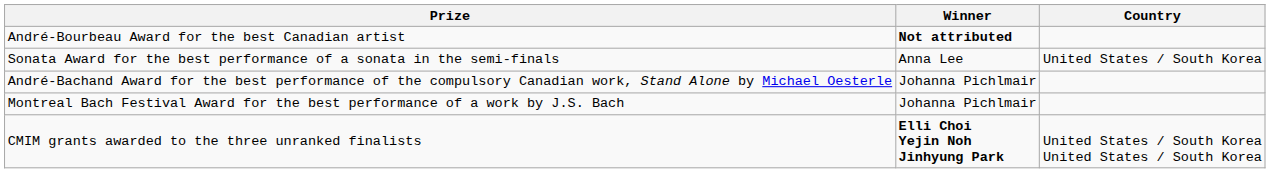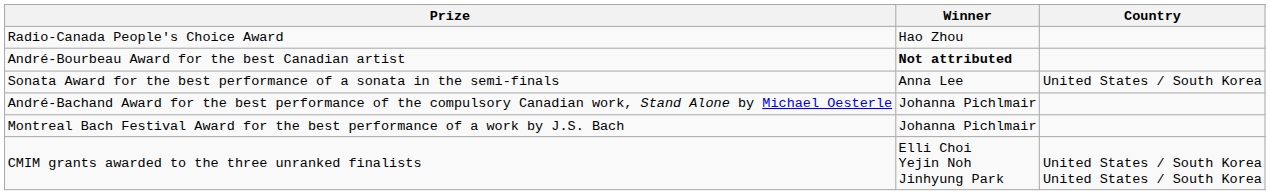+ row: (146, 38)
(951, 141) bold -> (951, 163) normal
